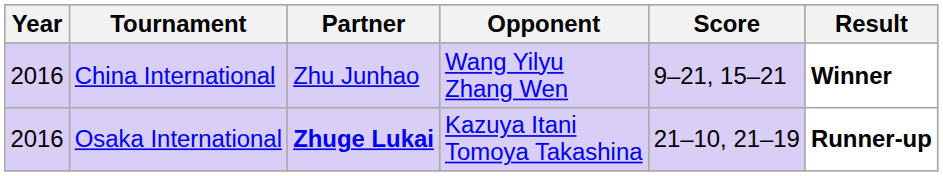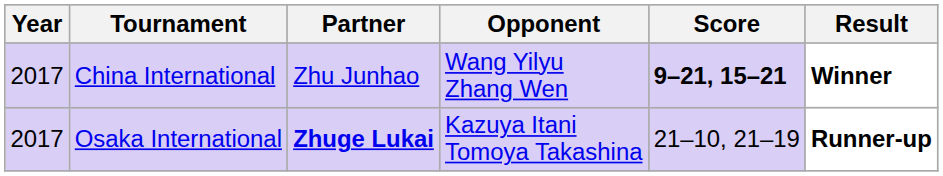(37, 75) 2016 -> (37, 75) 2017
(720, 75) normal -> (720, 75) bold
(37, 139) 2016 -> (37, 139) 2017
